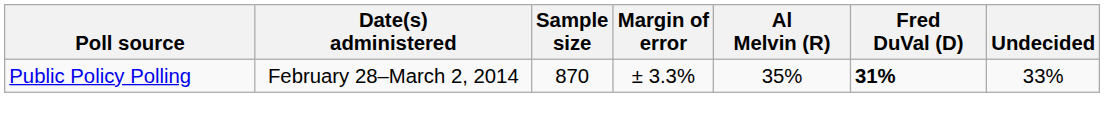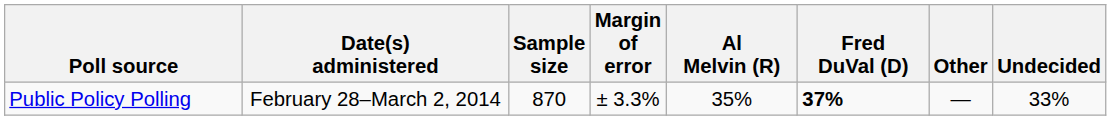+ column: (961, 66)
(875, 75) 31% -> (823, 98) 37%
